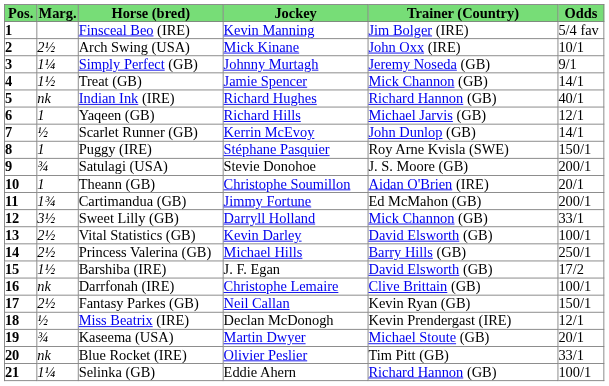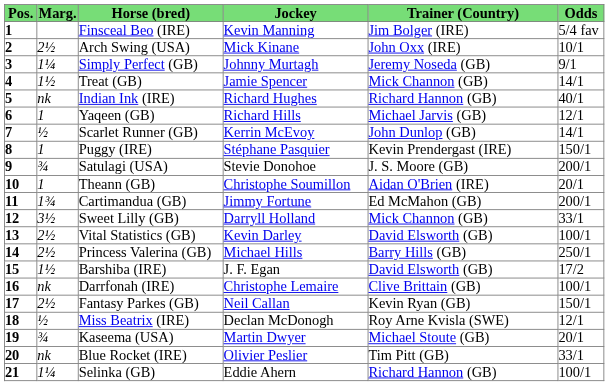(439, 149) Roy Arne Kvisla (SWE) -> (440, 149) Kevin Prendergast (IRE)
(440, 320) Kevin Prendergast (IRE) -> (439, 320) Roy Arne Kvisla (SWE)
